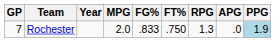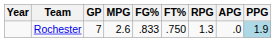columns swapped: (91, 13) <-> (14, 13)
(123, 29) 2.0 -> (123, 29) 2.6
